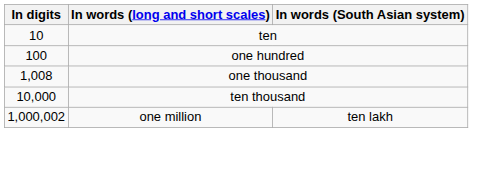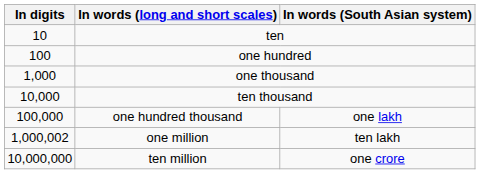(36, 76) 1,008 -> (40, 76) 1,000
+ row: (178, 117)
+ row: (178, 158)
